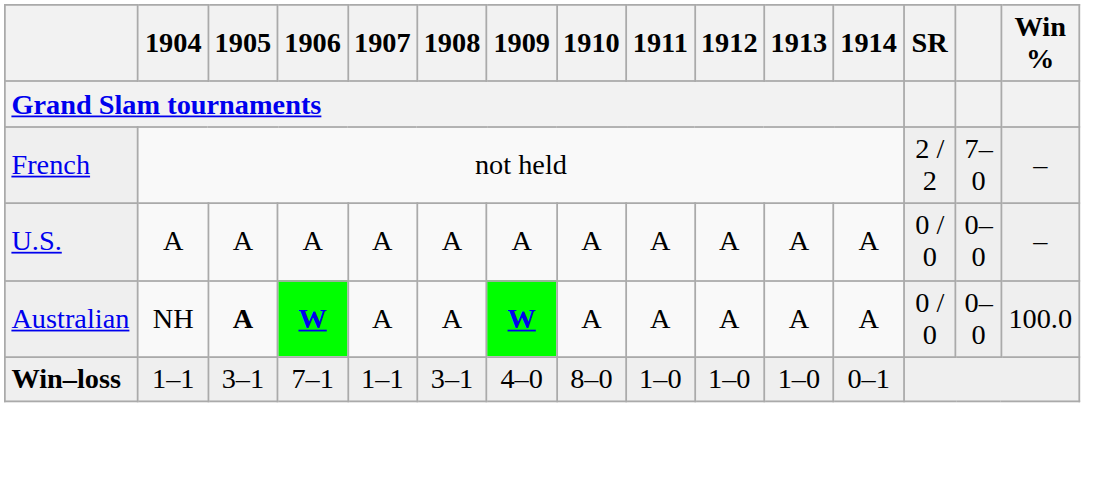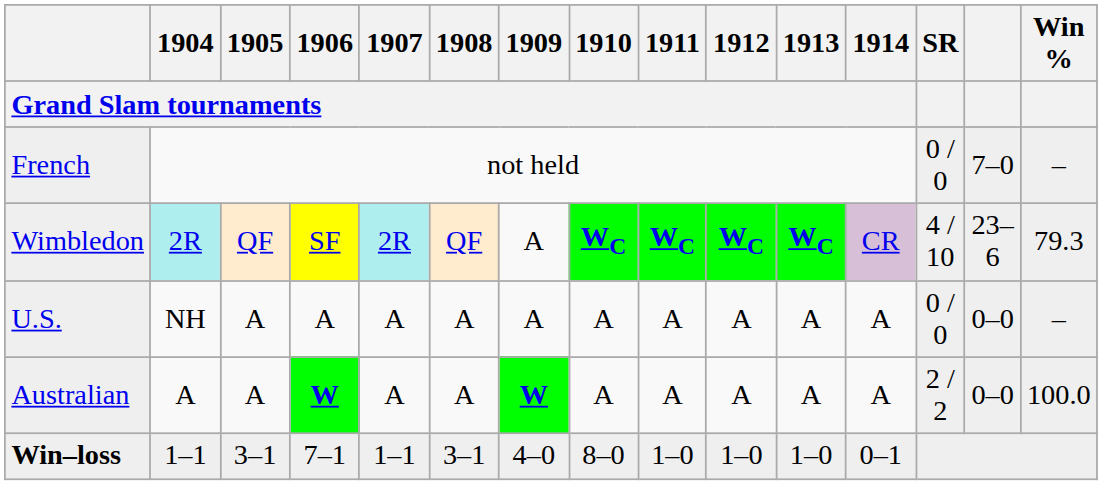(930, 164) 2 / 2 -> (940, 164) 0 / 0
+ row: (78, 241)
(173, 241) A -> (185, 318) NH
(173, 318) NH -> (185, 394) A
(243, 318) bold -> (255, 394) normal
(930, 318) 0 / 0 -> (940, 394) 2 / 2
